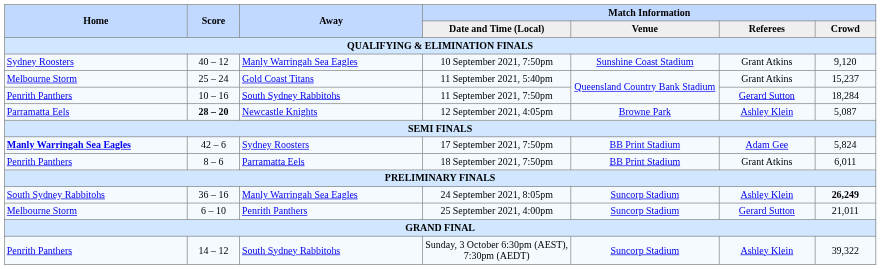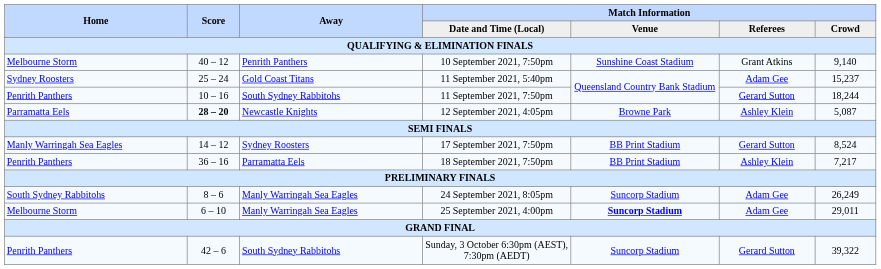(40, 62) Sydney Roosters -> (42, 62) Melbourne Storm
(300, 62) Manly Warringah Sea Eagles -> (275, 62) Penrith Panthers
(845, 62) 9,120 -> (845, 62) 9,140
(42, 79) Melbourne Storm -> (40, 79) Sydney Roosters
(767, 79) Grant Atkins -> (767, 79) Adam Gee
(845, 95) 18,284 -> (845, 95) 18,244
(69, 145) bold -> (65, 145) normal
(213, 145) 42 – 6 -> (213, 145) 14 – 12
(767, 145) Adam Gee -> (767, 145) Gerard Sutton
(845, 145) 5,824 -> (845, 145) 8,524
(213, 161) 8 – 6 -> (213, 161) 36 – 16
(767, 161) Grant Atkins -> (767, 161) Ashley Klein
(845, 161) 6,011 -> (845, 161) 7,217
(213, 194) 36 – 16 -> (213, 194) 8 – 6
(767, 194) Ashley Klein -> (767, 194) Adam Gee
(845, 194) bold -> (845, 194) normal
(275, 211) Penrith Panthers -> (300, 211) Manly Warringah Sea Eagles
(645, 211) normal -> (645, 211) bold
(767, 211) Gerard Sutton -> (767, 211) Adam Gee
(845, 211) 21,011 -> (845, 211) 29,011
(213, 250) 14 – 12 -> (213, 250) 42 – 6
(767, 250) Ashley Klein -> (767, 250) Gerard Sutton
